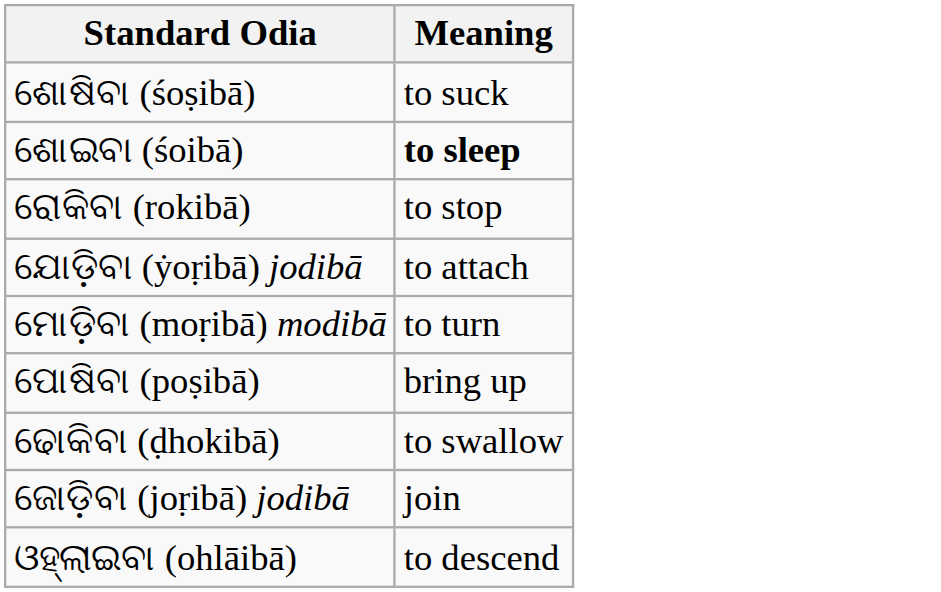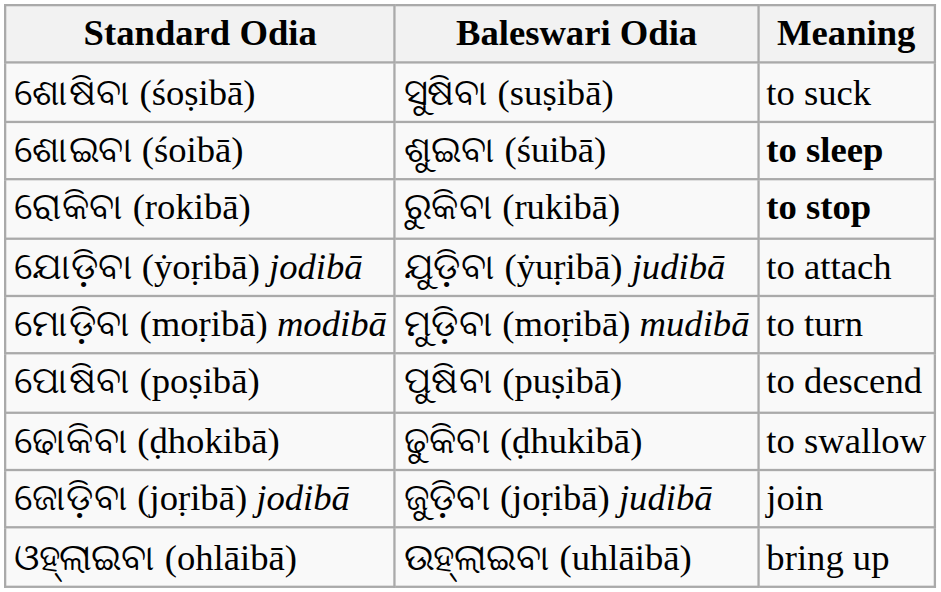+ column: (577, 33)
(453, 207) normal -> (819, 207) bold
(465, 382) bring up -> (844, 382) to descend
(482, 556) to descend -> (828, 556) bring up
